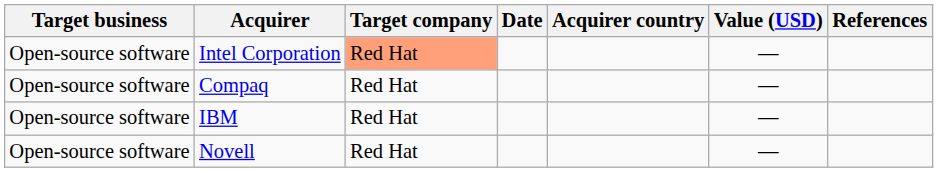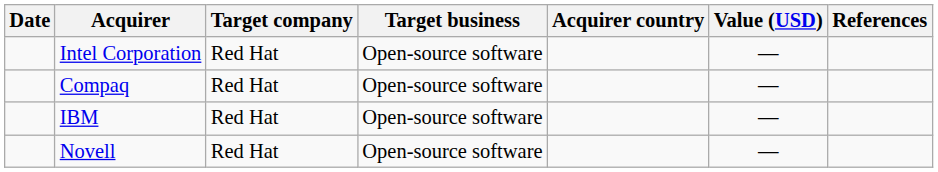columns swapped: (522, 20) <-> (99, 20)
(384, 53) lightsalmon background -> (245, 53) no background
